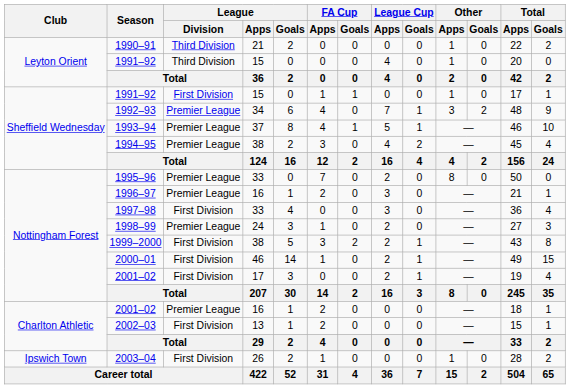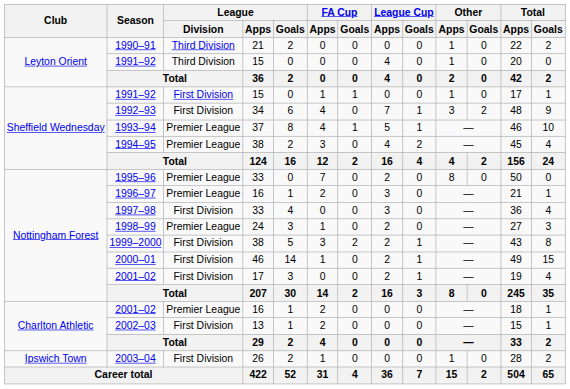(203, 111) Premier League -> (203, 111) First Division
